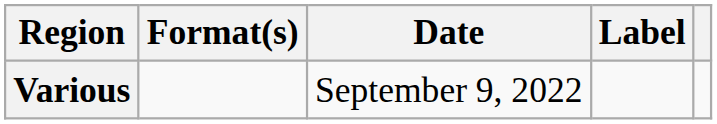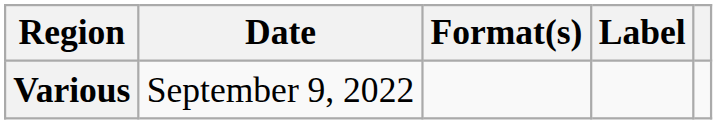columns swapped: (449, 32) <-> (223, 32)
